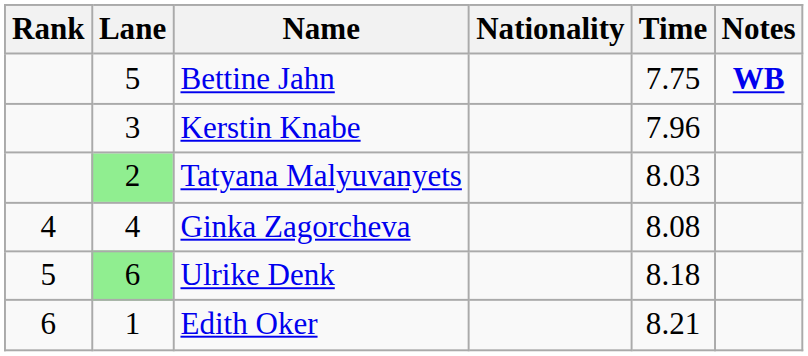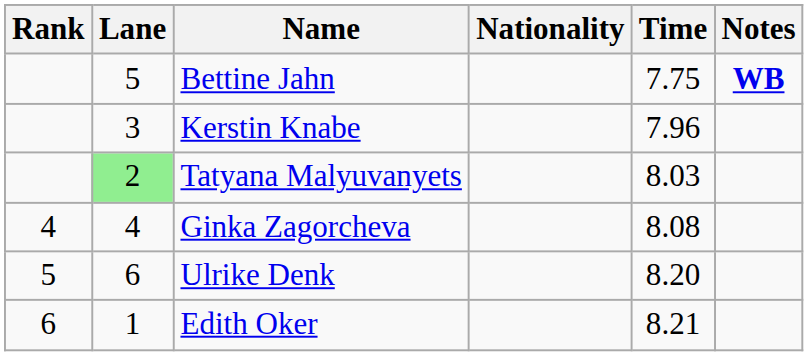(133, 275) lightgreen background -> (133, 275) no background
(673, 275) 8.18 -> (673, 275) 8.20
